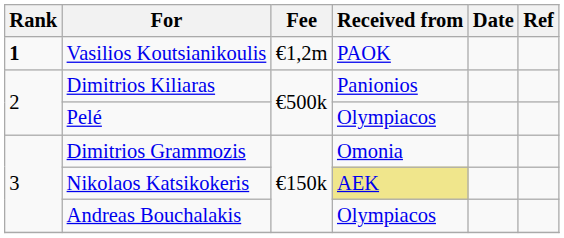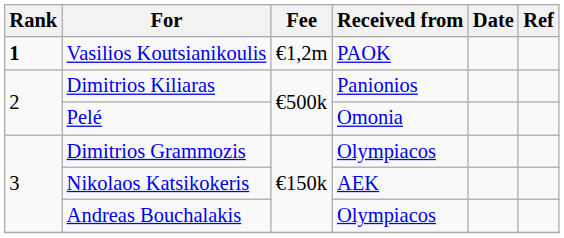(386, 118) Olympiacos -> (370, 118) Omonia
(370, 150) Omonia -> (386, 150) Olympiacos
(358, 183) khaki background -> (358, 183) no background
